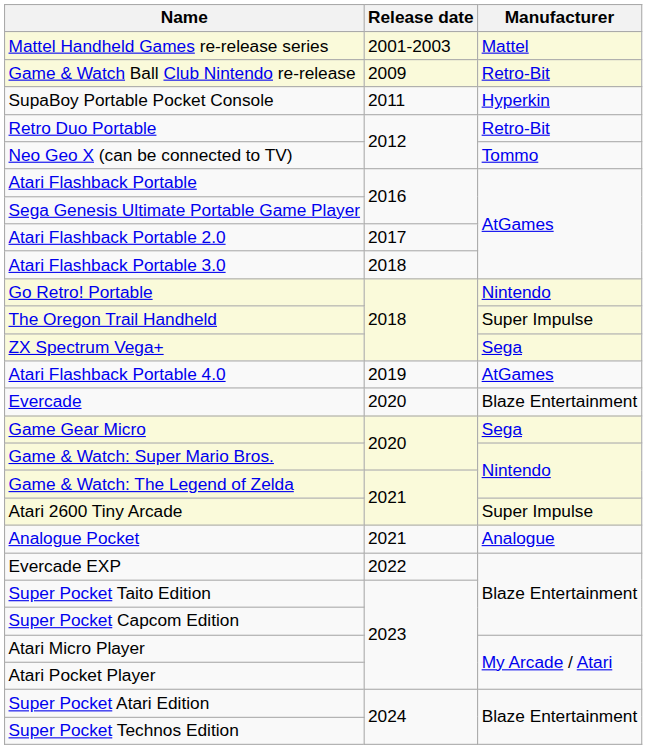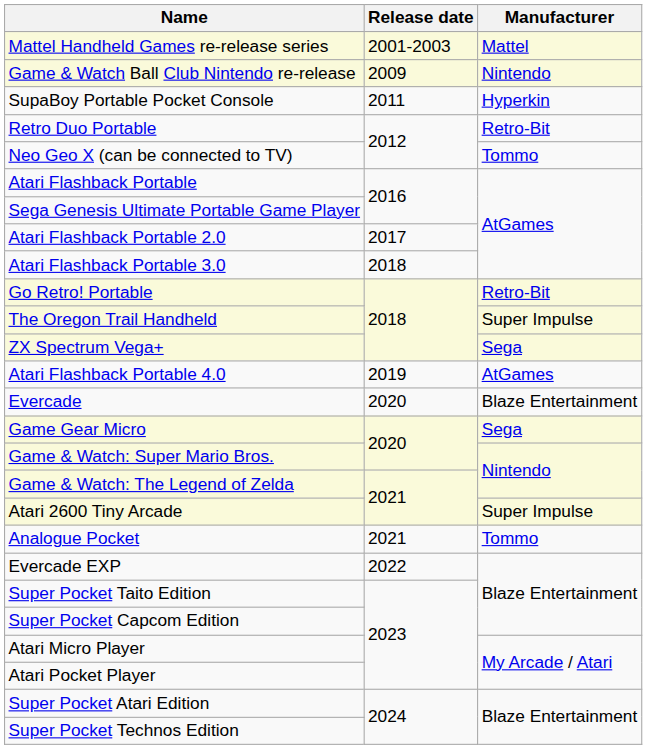(516, 73) Retro-Bit -> (516, 73) Nintendo
(516, 292) Nintendo -> (516, 292) Retro-Bit
(518, 538) Analogue -> (510, 538) Tommo
